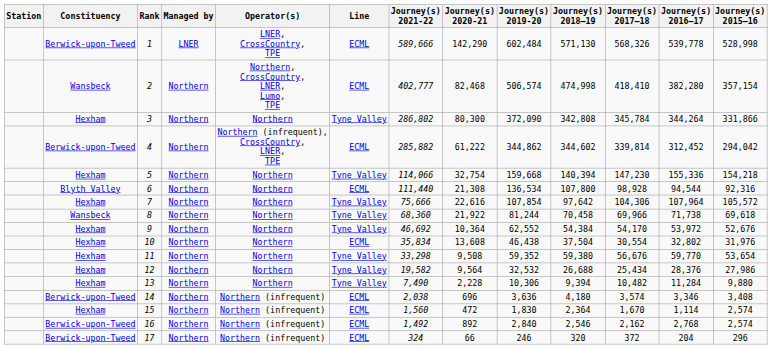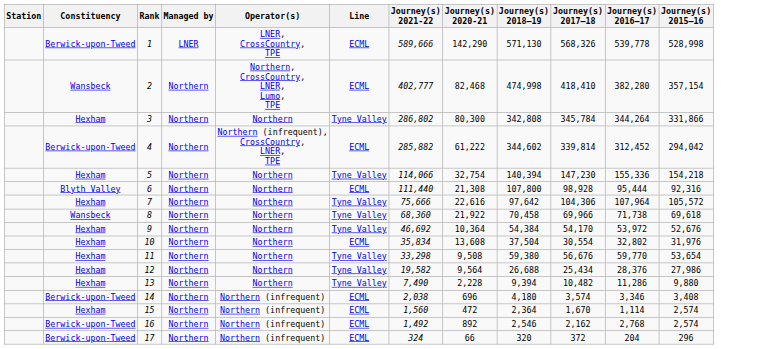- column: (524, 16)
(686, 188) 94,544 -> (632, 188) 95,444
(686, 283) 11,284 -> (632, 283) 11,286
